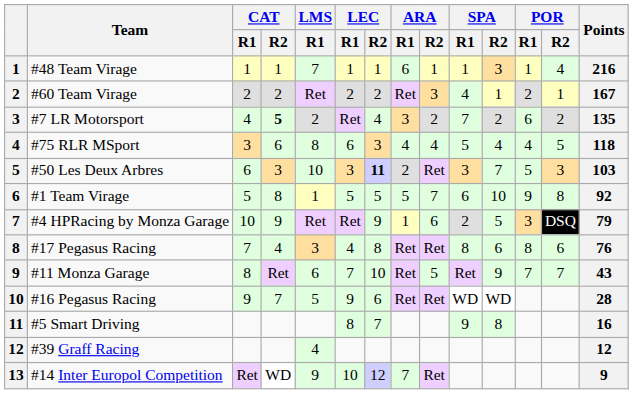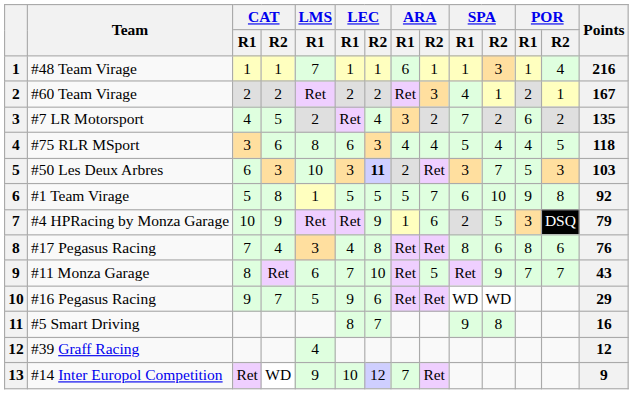(278, 119) bold -> (278, 119) normal
(604, 298) 28 -> (604, 298) 29
